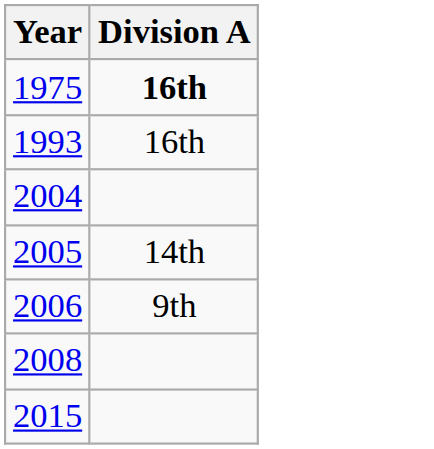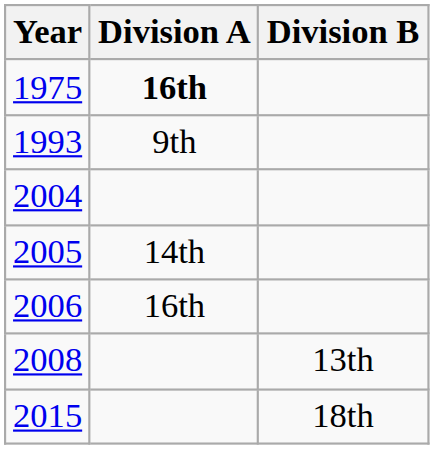+ column: (343, 31)
(174, 141) 16th -> (174, 141) 9th
(174, 305) 9th -> (174, 305) 16th
